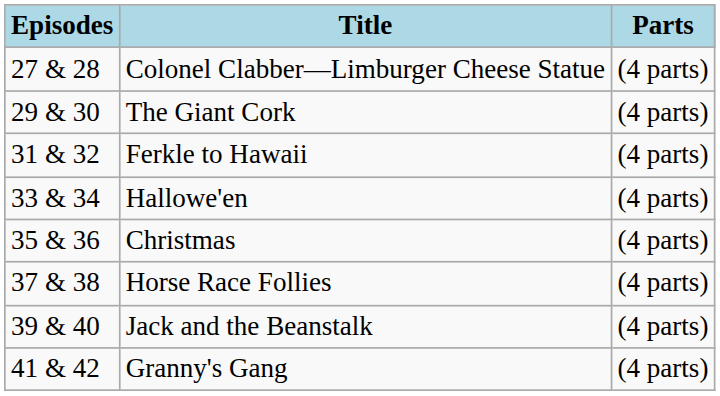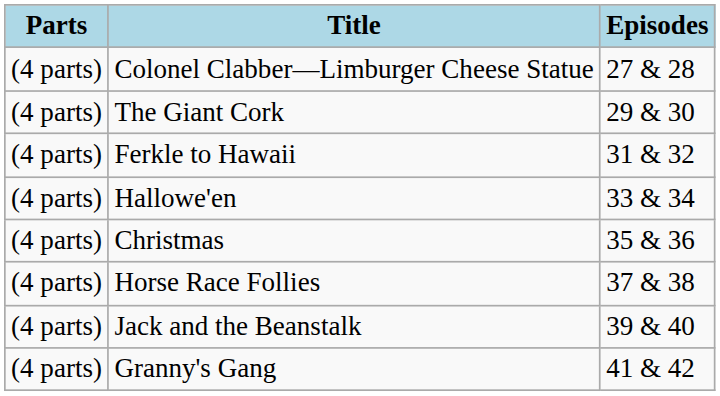columns swapped: (62, 25) <-> (663, 25)
